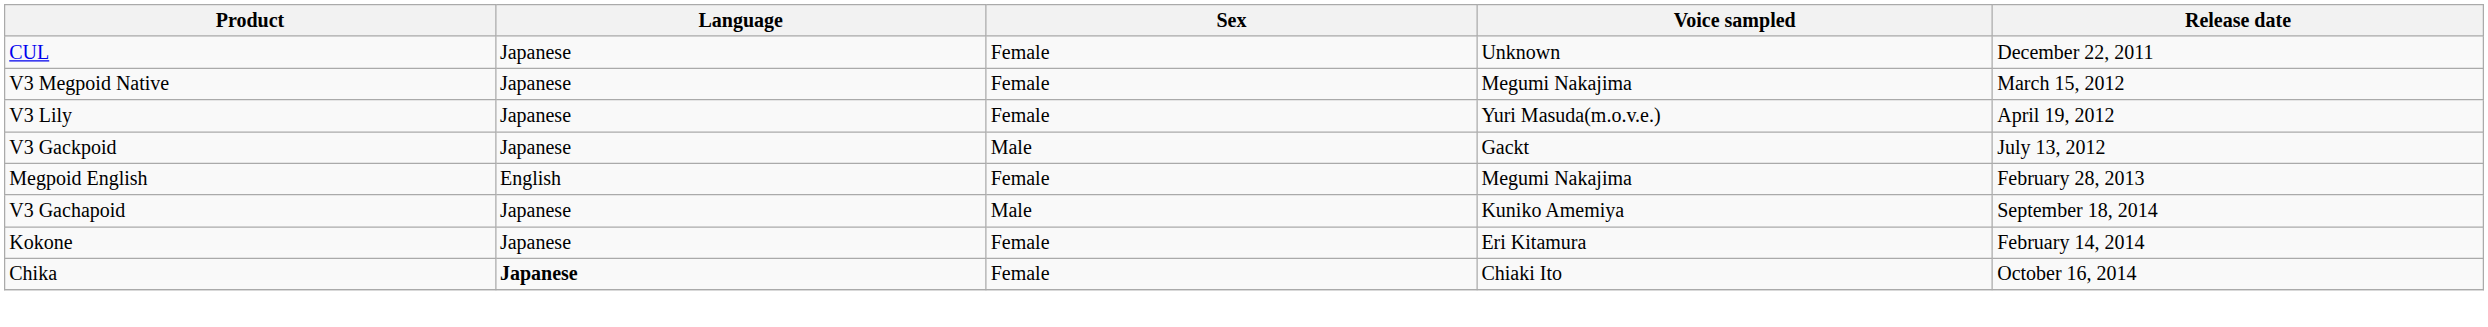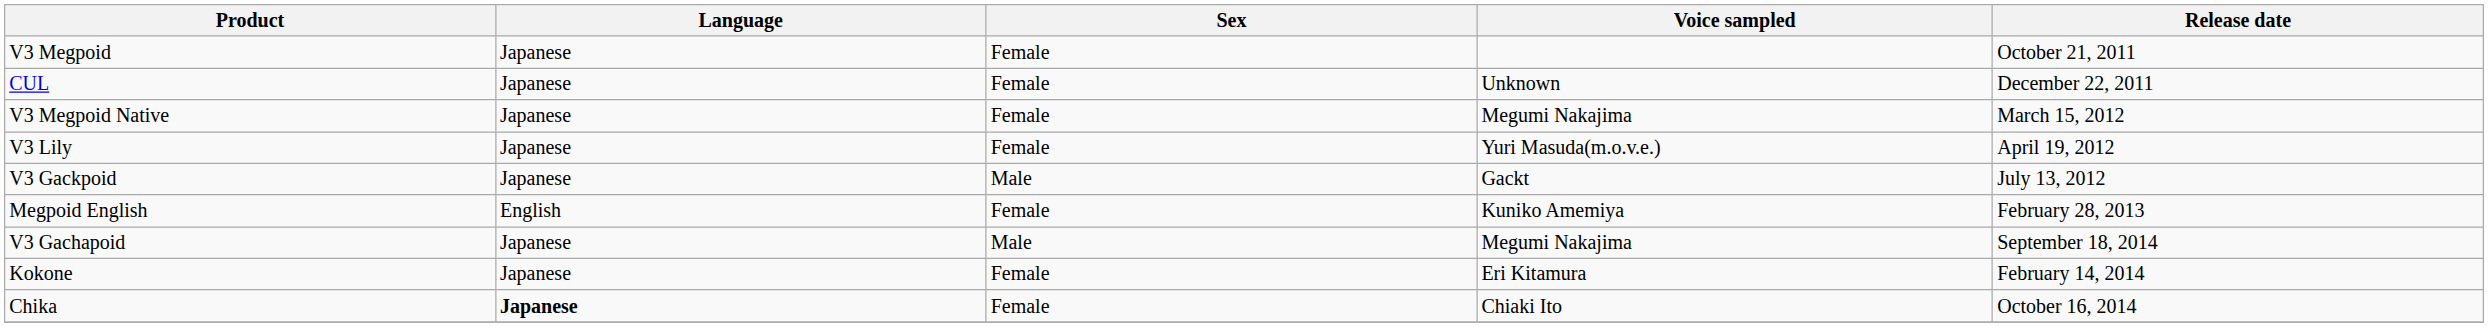+ row: (60, 52)
(1557, 178) Megumi Nakajima -> (1553, 210) Kuniko Amemiya
(1553, 210) Kuniko Amemiya -> (1557, 242) Megumi Nakajima
